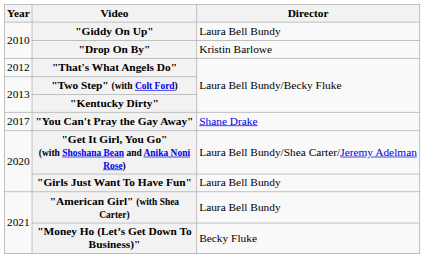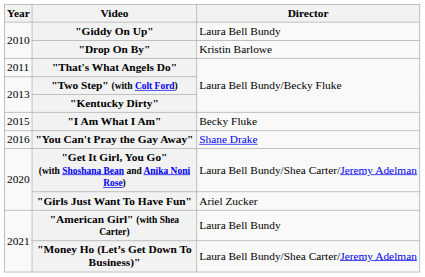(18, 67) 2012 -> (18, 67) 2011
+ row: (114, 121)
(18, 121) 2017 -> (18, 139) 2016
(240, 183) Laura Bell Bundy -> (228, 201) Ariel Zucker
(228, 238) Becky Fluke -> (308, 256) Laura Bell Bundy/Shea Carter/Jeremy Adelman
